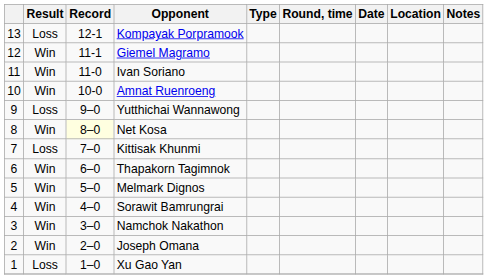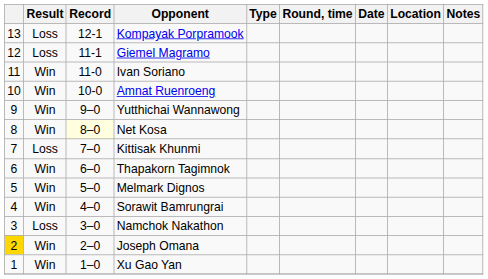(45, 53) Win -> (45, 53) Loss
(45, 110) Loss -> (45, 110) Win
(45, 226) Win -> (45, 226) Loss
(14, 245) no background -> (14, 245) gold background
(45, 264) Loss -> (45, 264) Win
